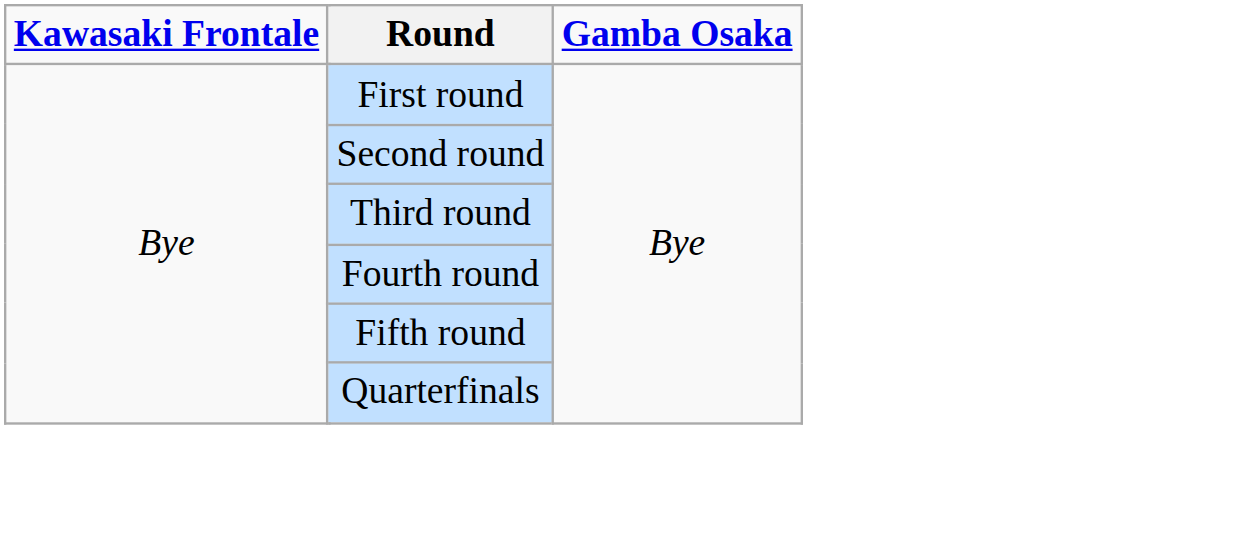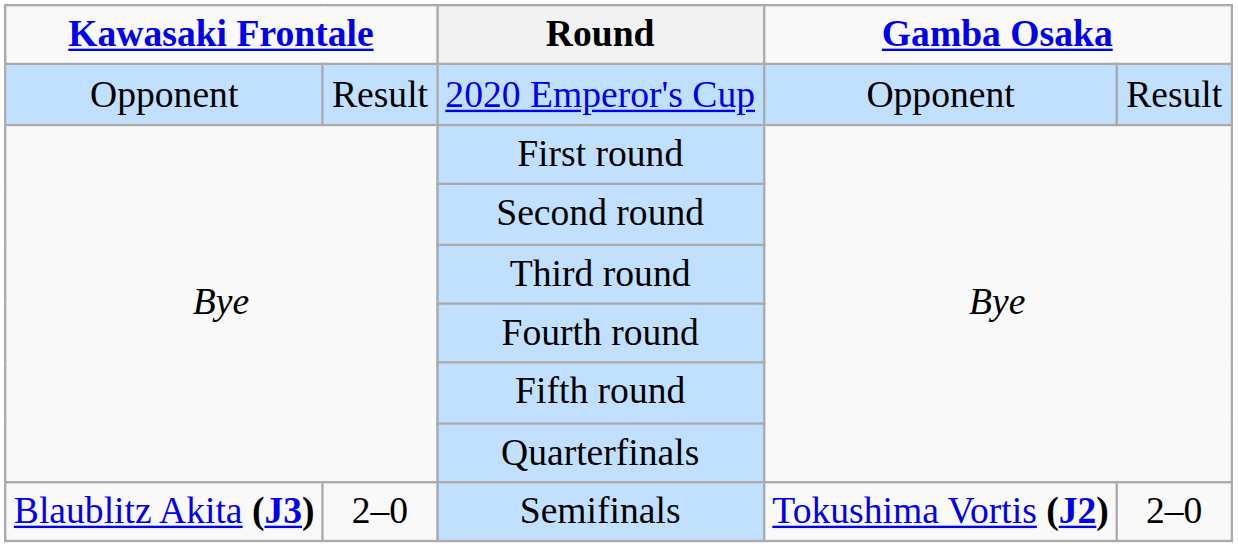+ row: (600, 93)
+ row: (600, 511)
